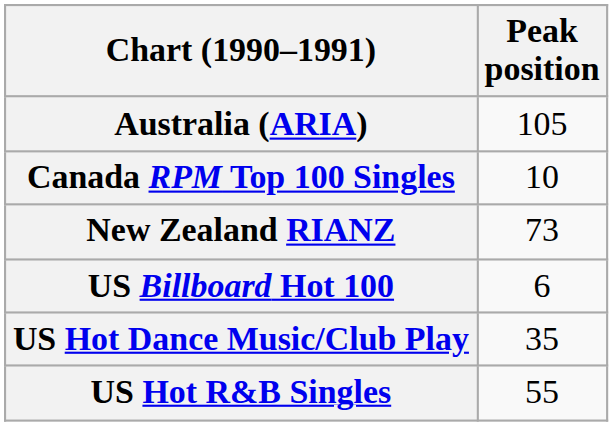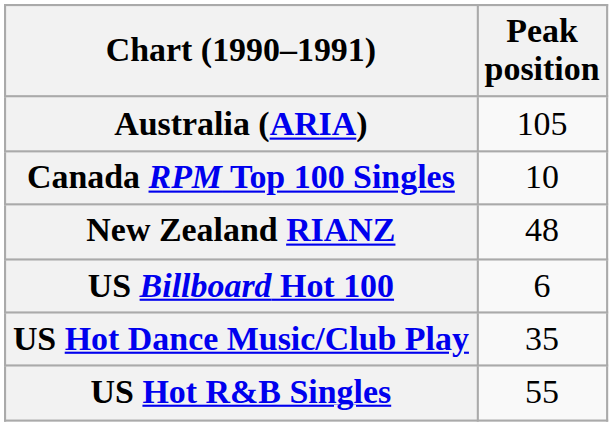(542, 230) 73 -> (542, 230) 48
